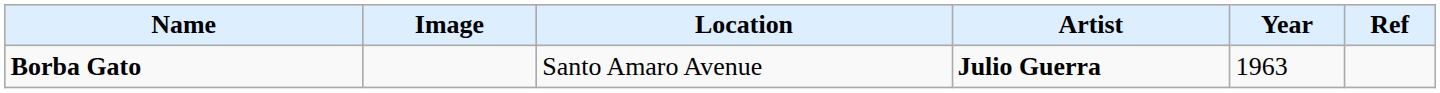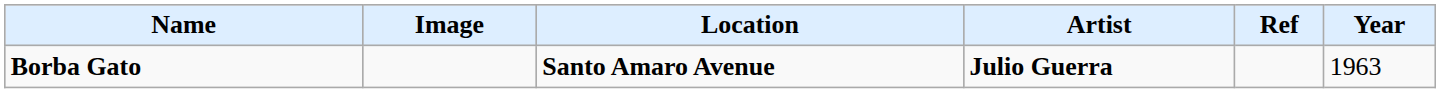columns swapped: (1287, 25) <-> (1390, 25)
(652, 66) normal -> (659, 66) bold
